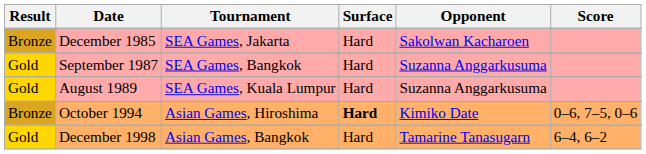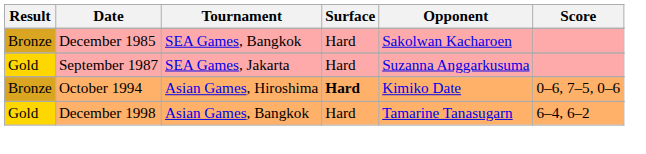(227, 40) SEA Games, Jakarta -> (233, 40) SEA Games, Bangkok
(233, 64) SEA Games, Bangkok -> (227, 64) SEA Games, Jakarta
- row: (98, 88)
